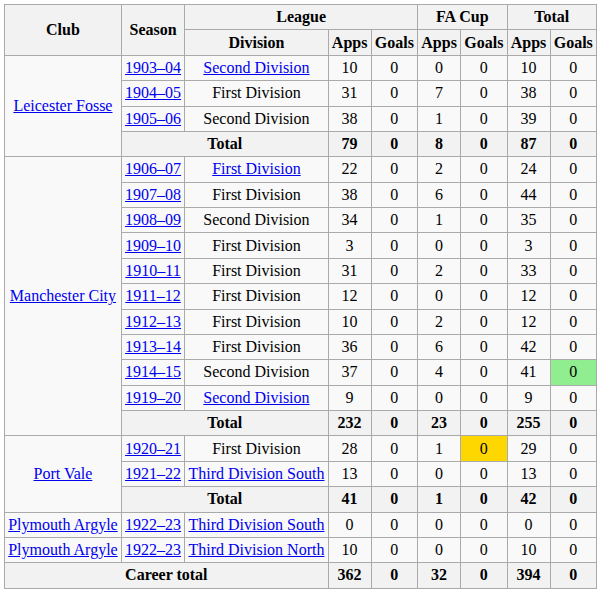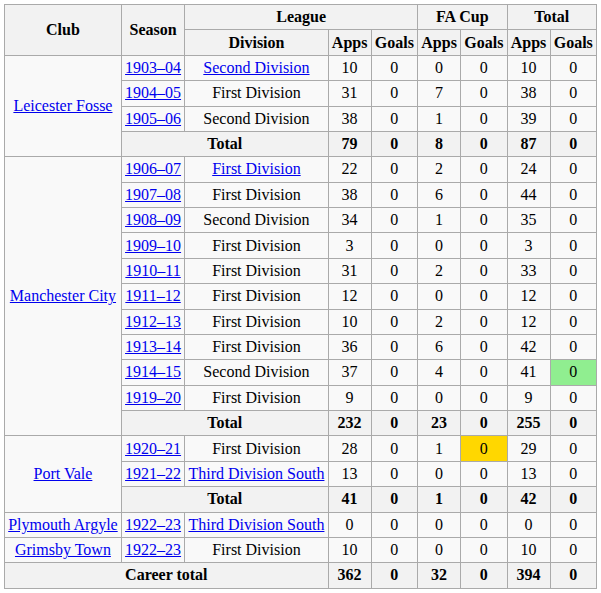(256, 397) Second Division -> (256, 397) First Division
(63, 550) Plymouth Argyle -> (63, 550) Grimsby Town
(256, 550) Third Division North -> (256, 550) First Division
